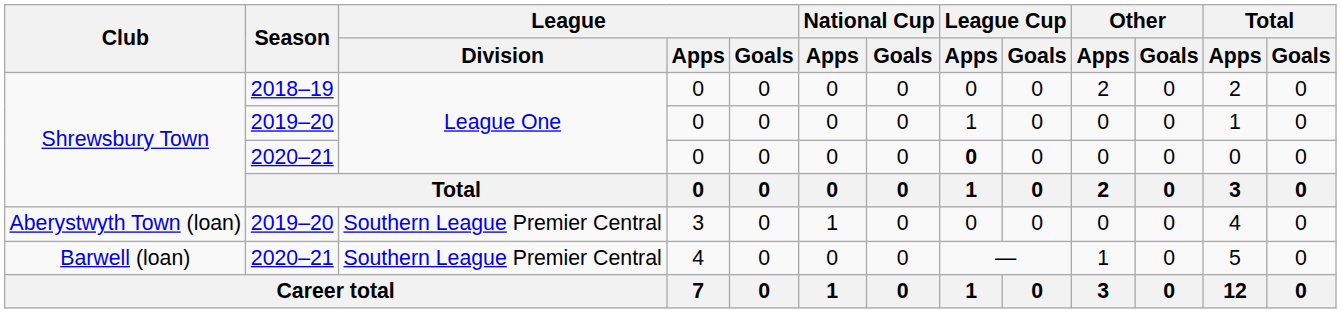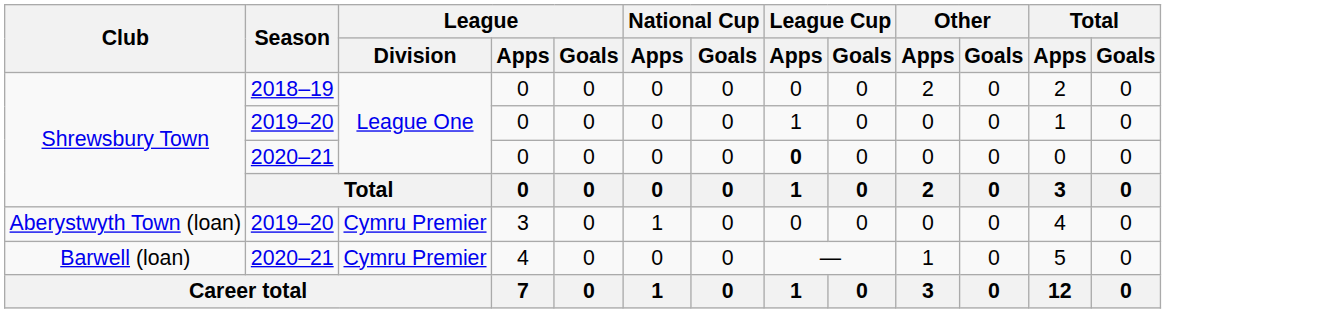(503, 223) Southern League Premier Central -> (415, 223) Cymru Premier
(503, 257) Southern League Premier Central -> (415, 257) Cymru Premier
